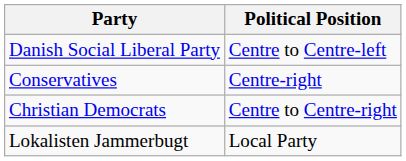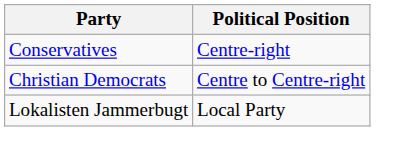- row: (114, 49)
